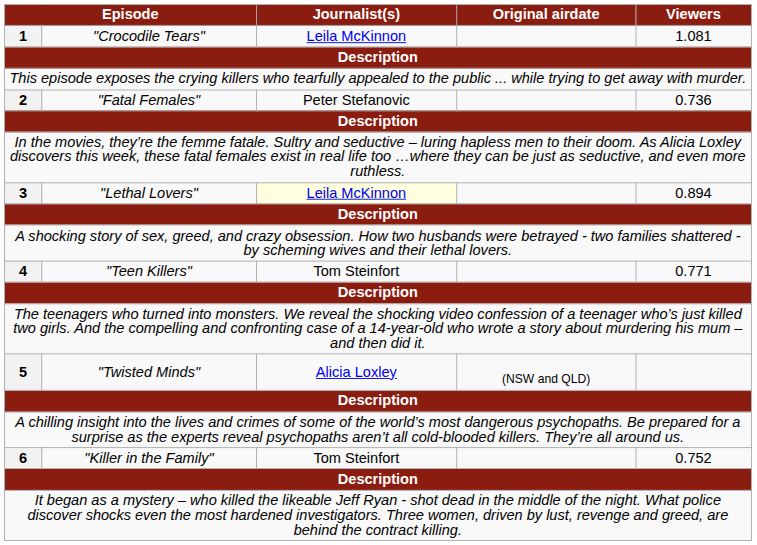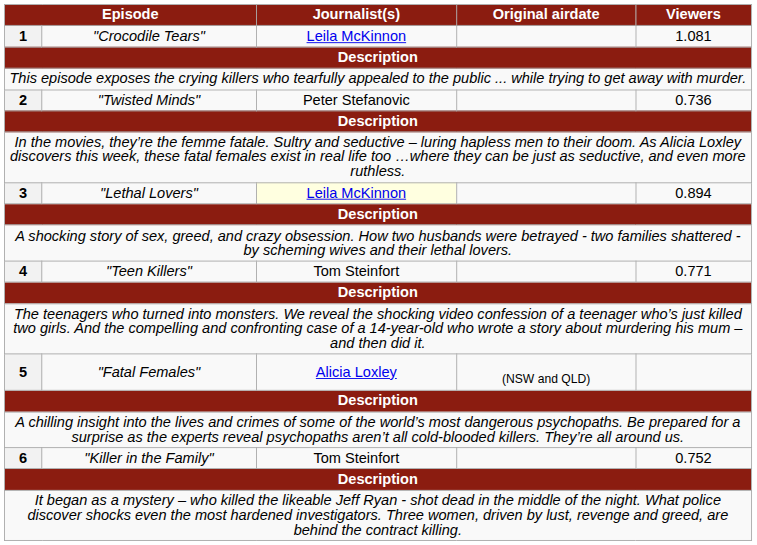(149, 100) "Fatal Females" -> (149, 100) "Twisted Minds"
(149, 372) "Twisted Minds" -> (149, 372) "Fatal Females"
